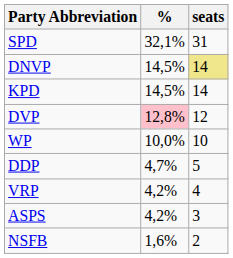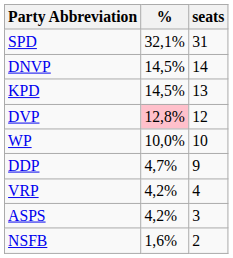(200, 66) khaki background -> (200, 66) no background
(200, 91) 14 -> (200, 91) 13
(196, 166) 5 -> (196, 166) 9
